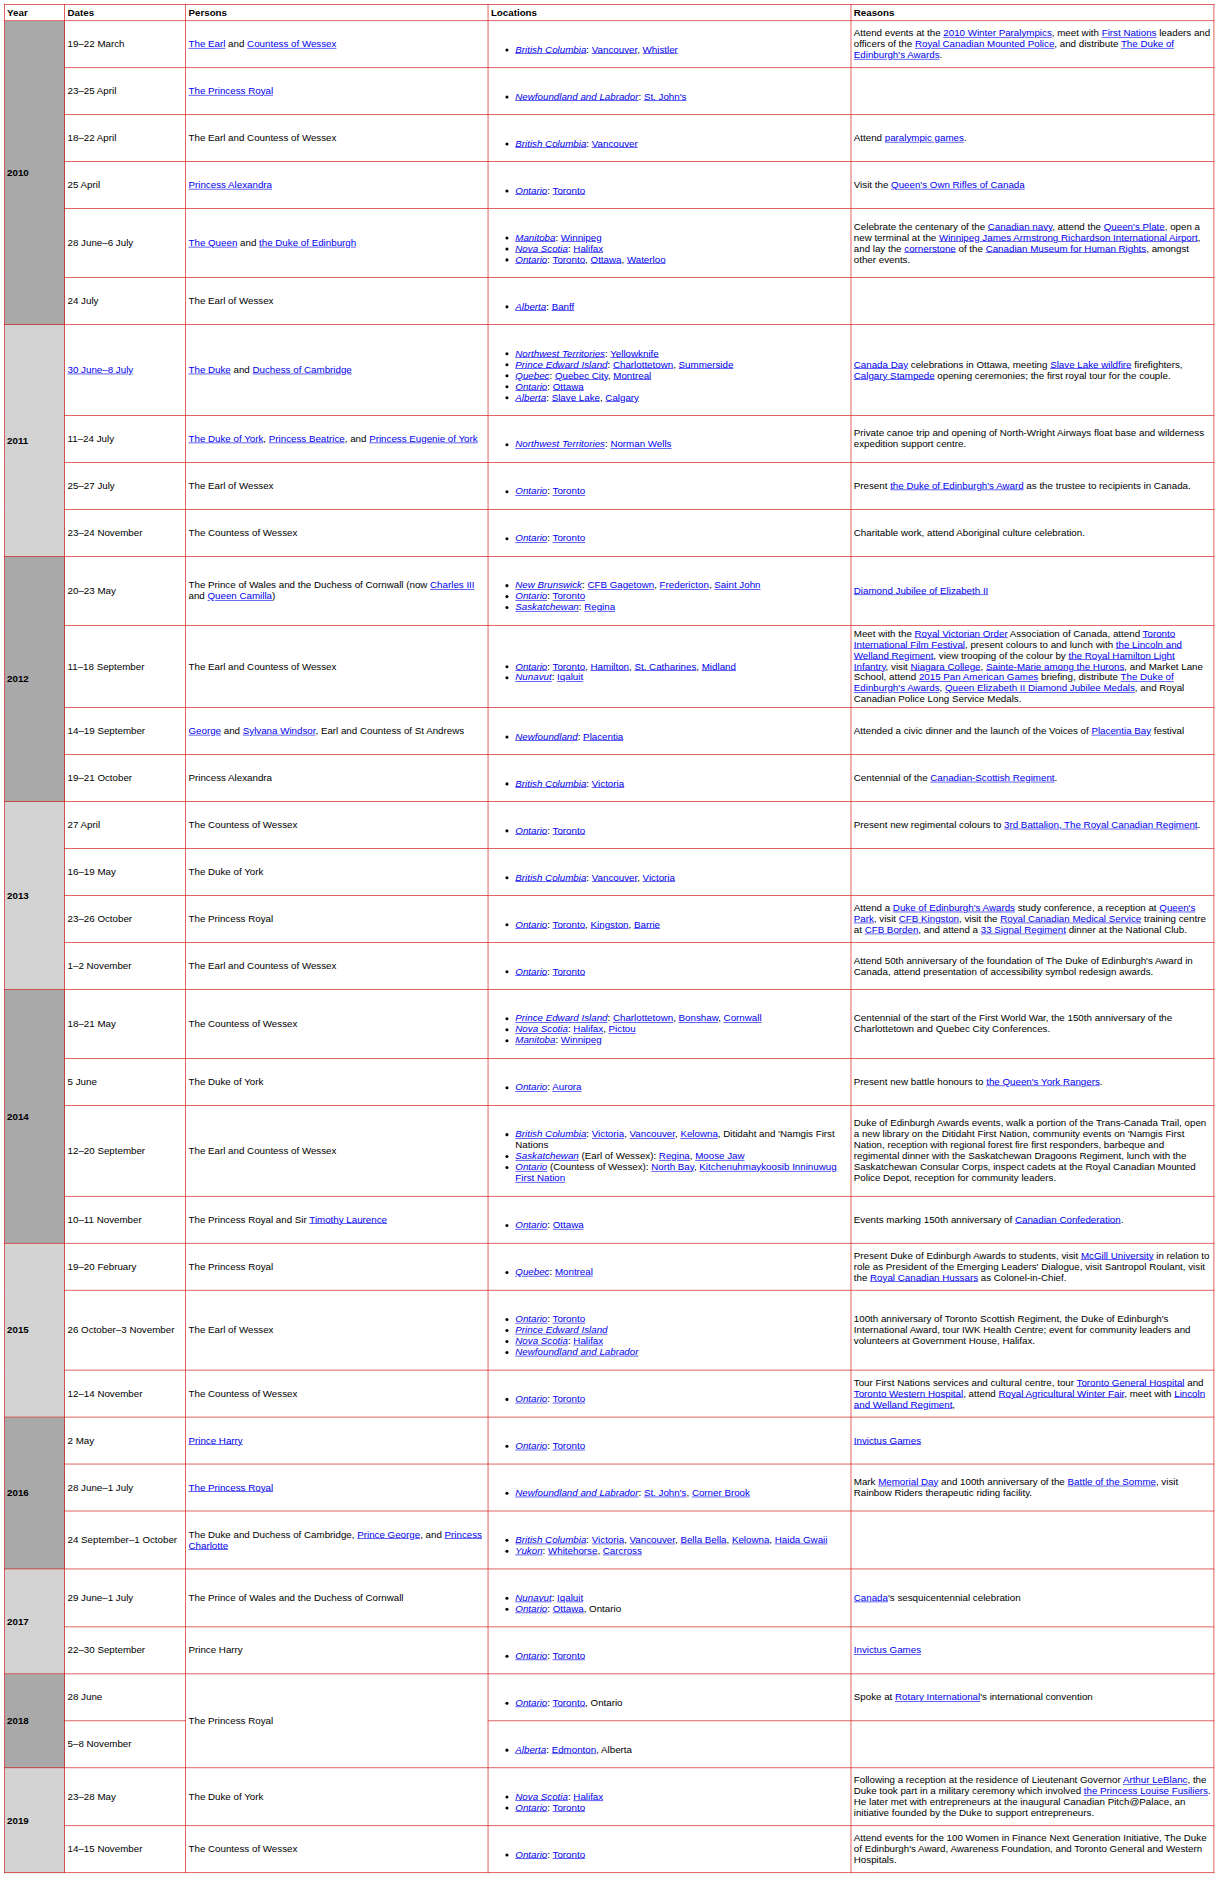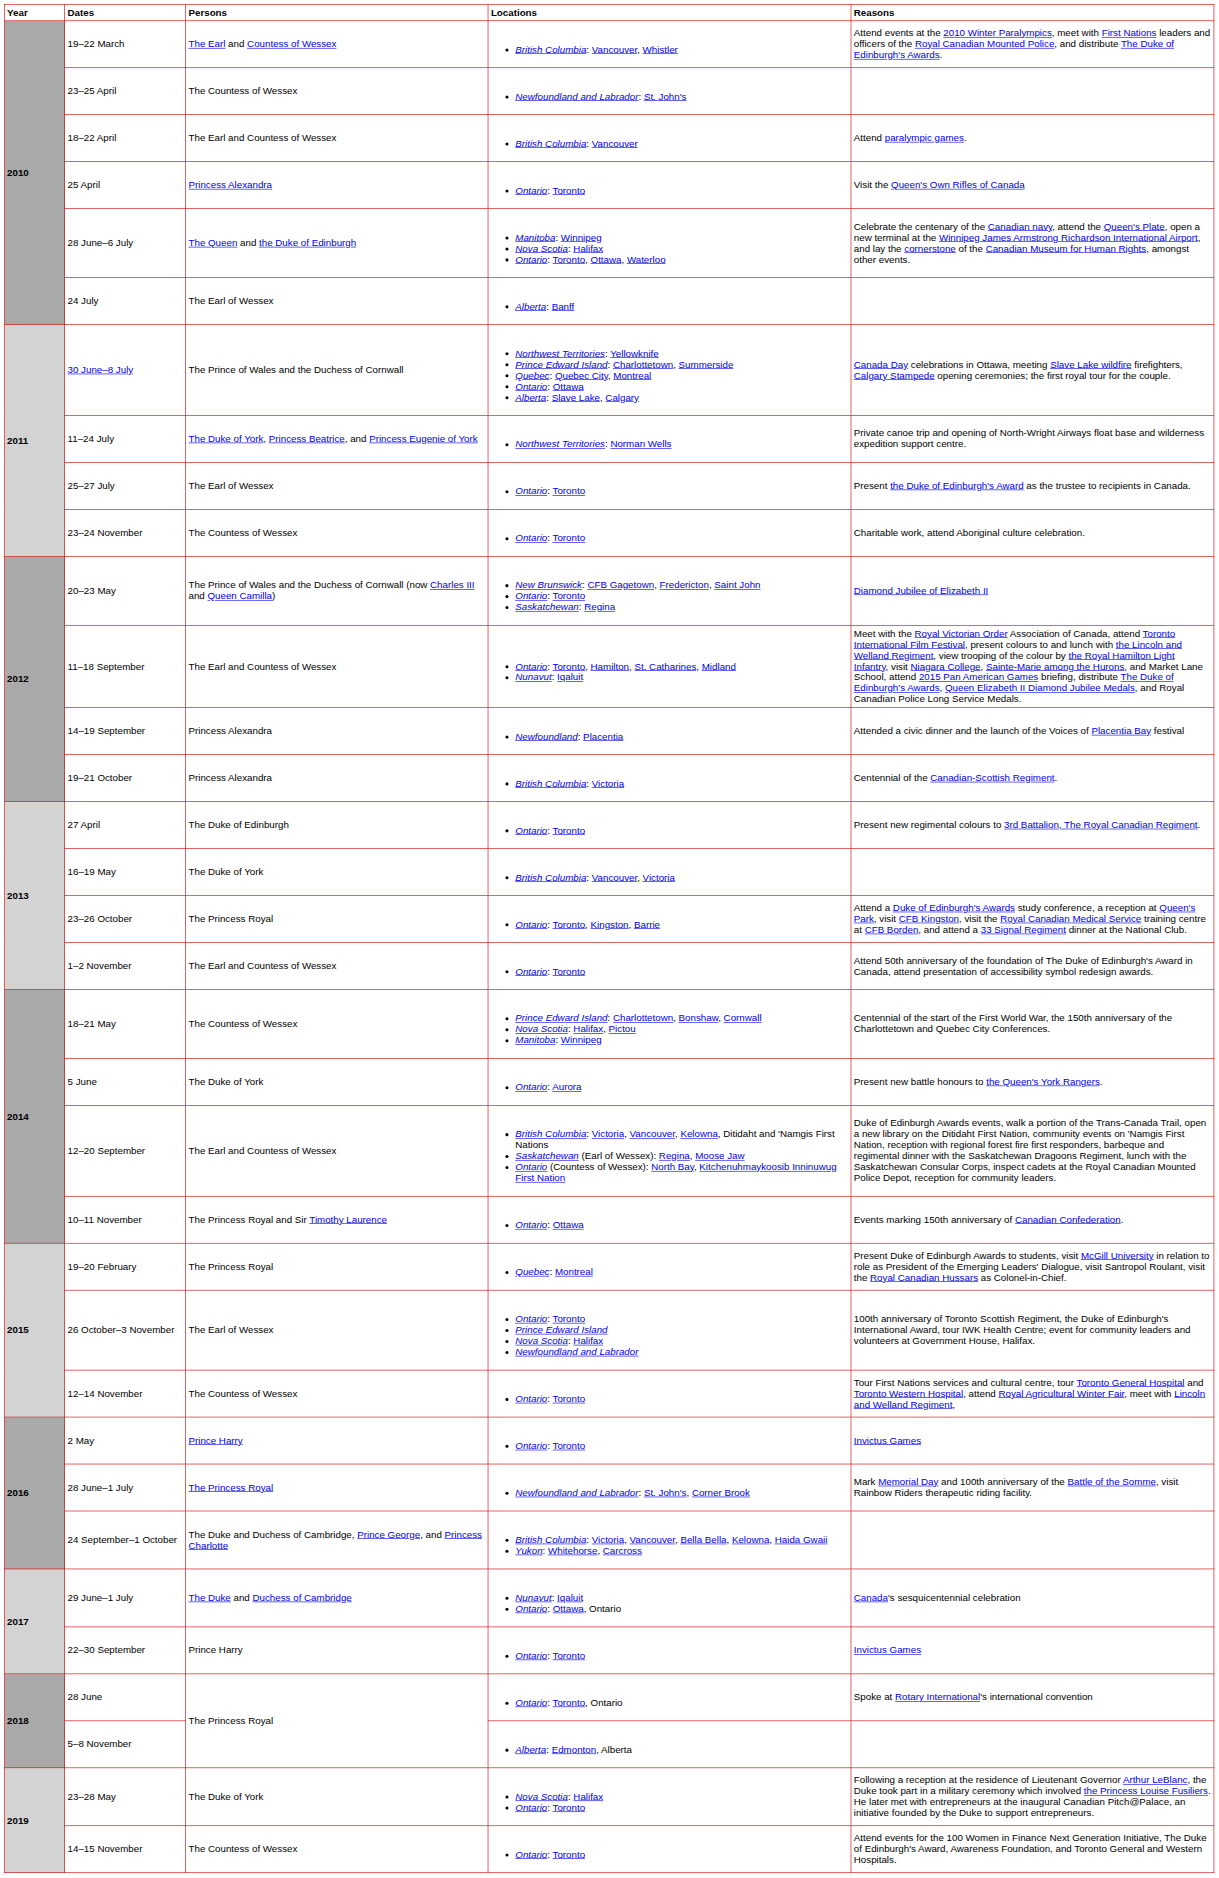(231, 91) The Princess Royal -> (243, 91) The Countess of Wessex
(270, 370) The Duke and Duchess of Cambridge -> (296, 370) The Prince of Wales and the Duchess of Cornwall
(326, 731) George and Sylvana Windsor, Earl and Countess of St Andrews -> (230, 731) Princess Alexandra
(243, 825) The Countess of Wessex -> (239, 825) The Duke of Edinburgh
(296, 1598) The Prince of Wales and the Duchess of Cornwall -> (270, 1598) The Duke and Duchess of Cambridge
